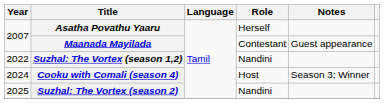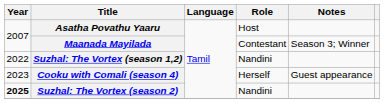(254, 28) Herself -> (248, 28) Host
(332, 43) Guest appearance -> (330, 43) Season 3; Winner
(18, 75) 2024 -> (18, 75) 2023
(248, 75) Host -> (254, 75) Herself
(330, 75) Season 3; Winner -> (332, 75) Guest appearance
(18, 91) normal -> (18, 91) bold
